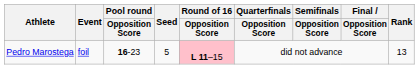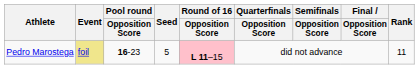(83, 53) no background -> (83, 53) khaki background
(402, 53) 13 -> (402, 53) 11
